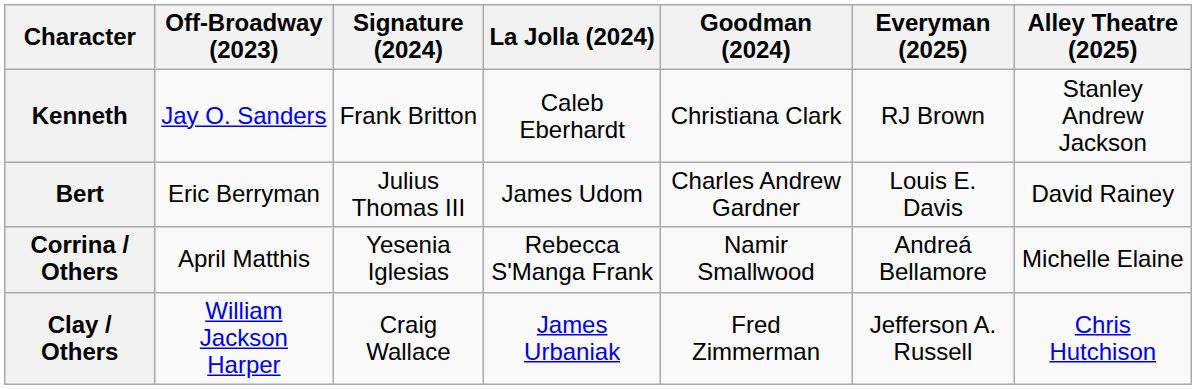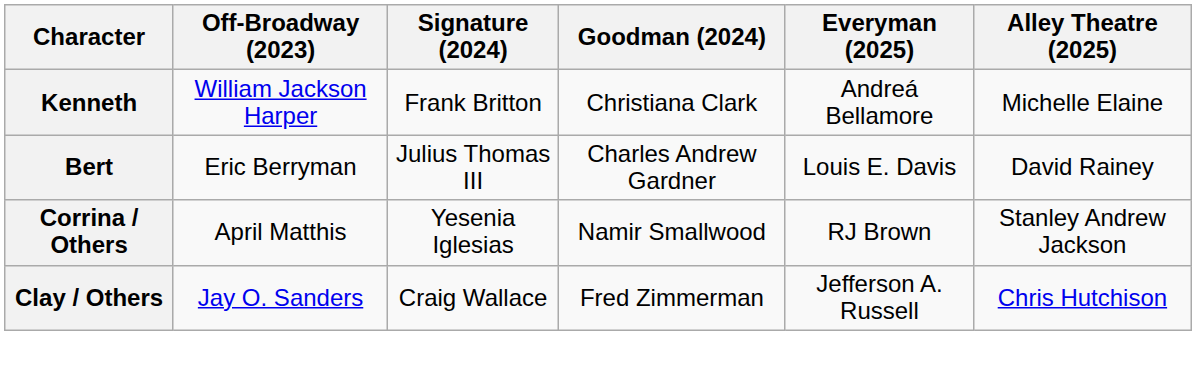- column: (572, 37)
(244, 115) Jay O. Sanders -> (281, 102) William Jackson Harper
(933, 115) RJ Brown -> (879, 102) Andreá Bellamore
(1103, 115) Stanley Andrew Jackson -> (1082, 102) Michelle Elaine
(933, 259) Andreá Bellamore -> (879, 232) RJ Brown
(1103, 259) Michelle Elaine -> (1082, 232) Stanley Andrew Jackson
(244, 337) William Jackson Harper -> (281, 297) Jay O. Sanders
